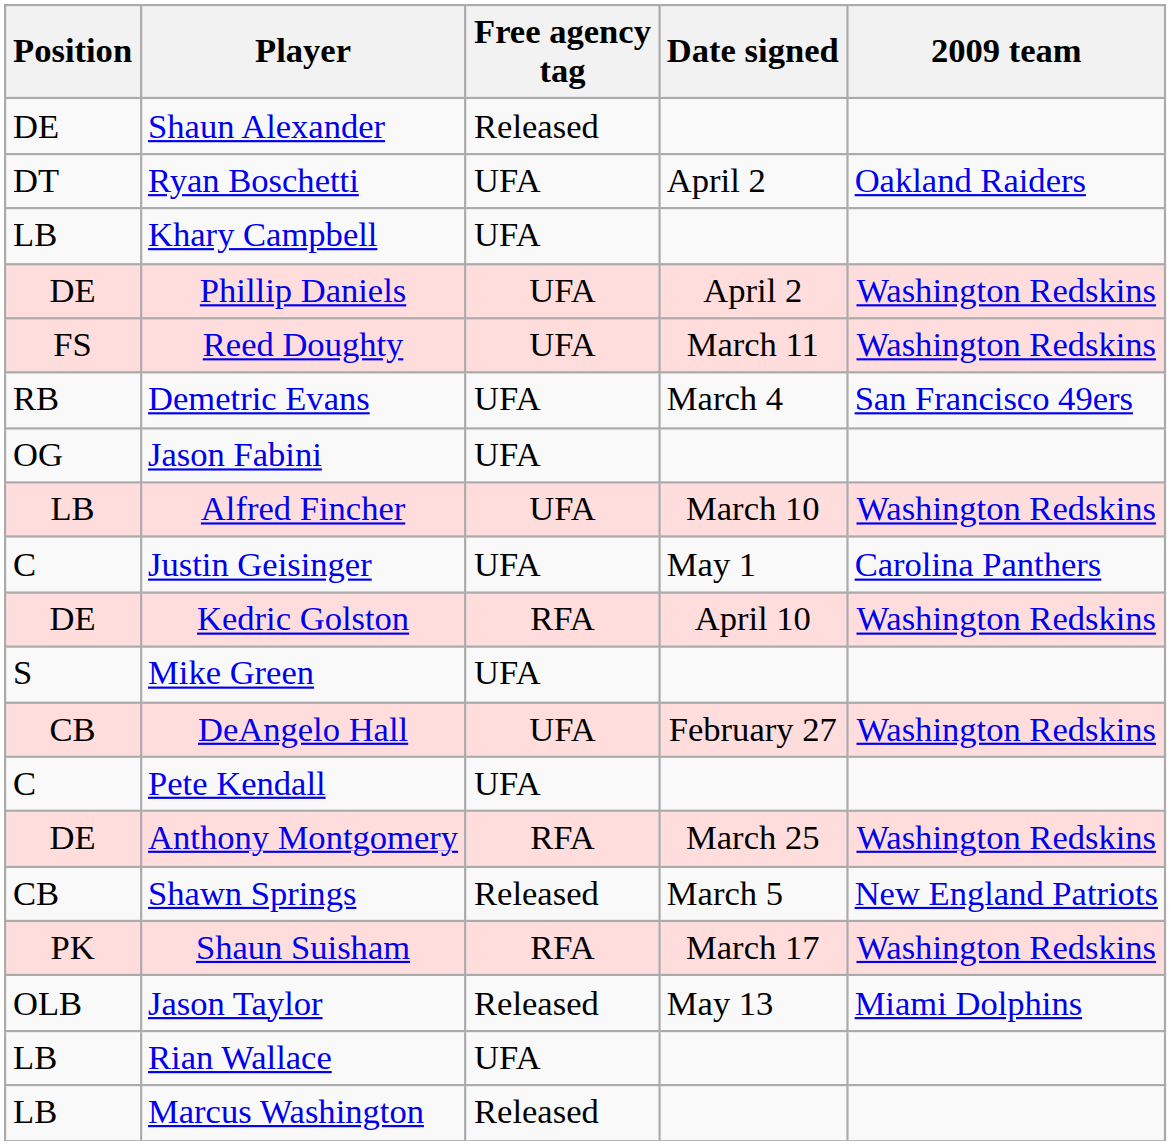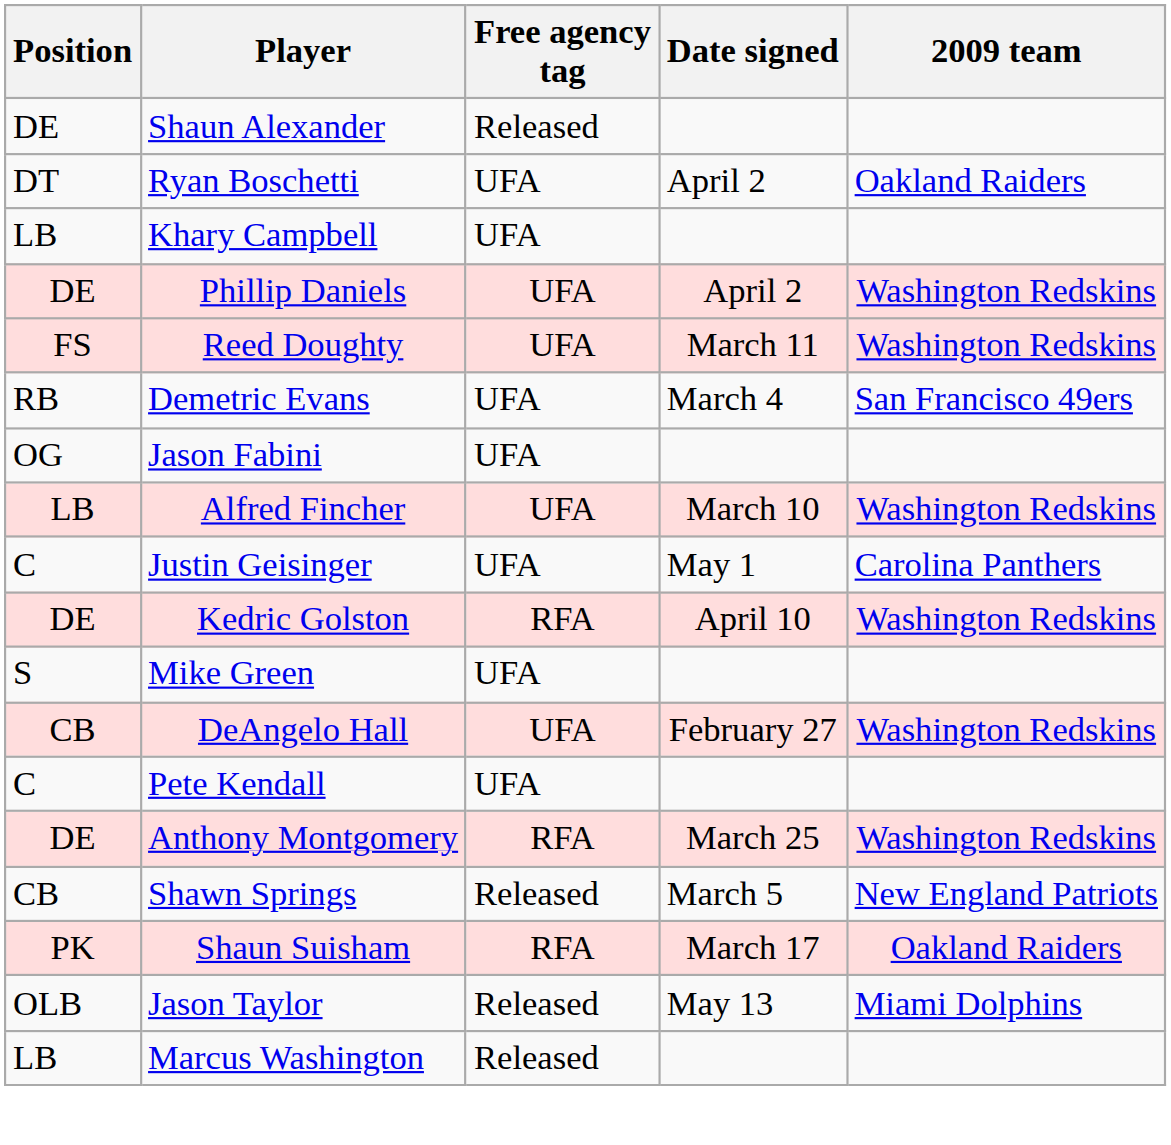(1006, 947) Washington Redskins -> (1006, 947) Oakland Raiders
- row: (240, 1057)
